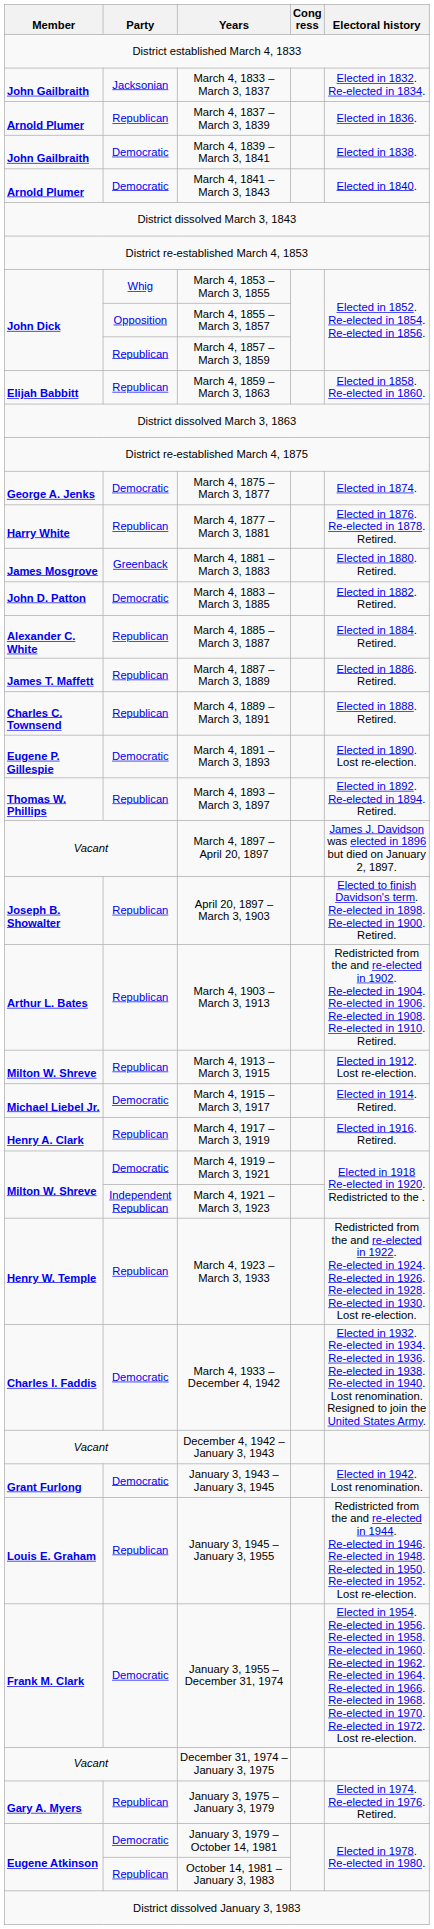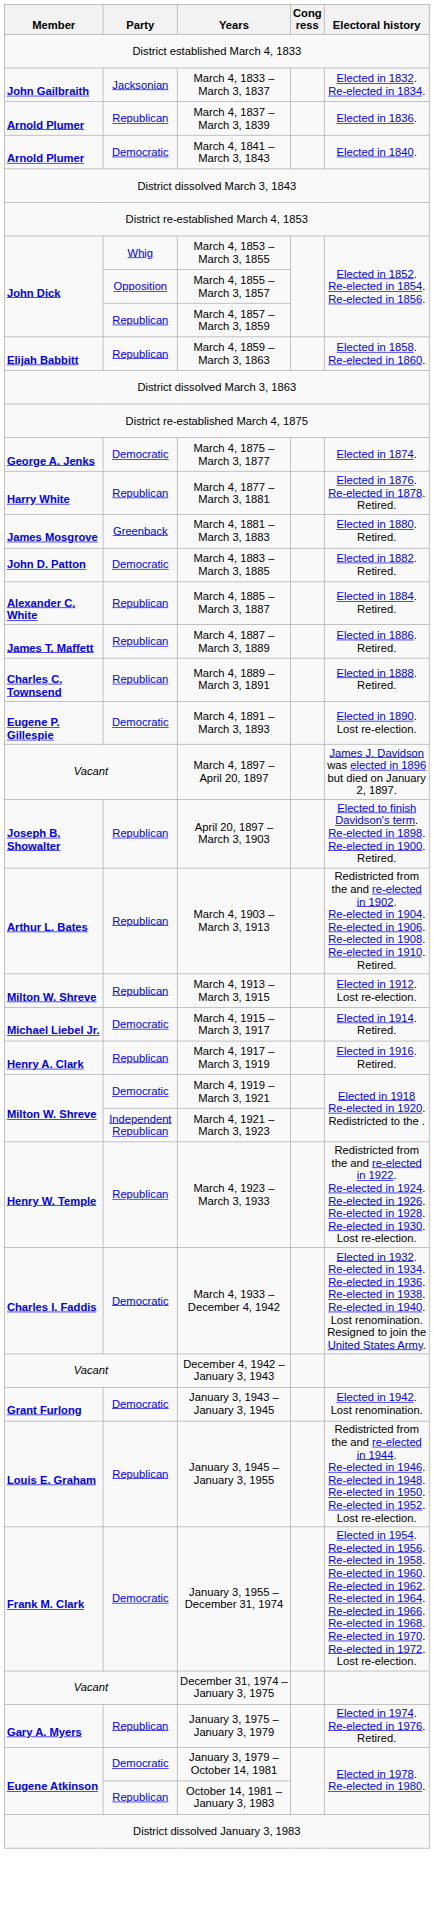- row: (234, 152)
- row: (234, 799)
